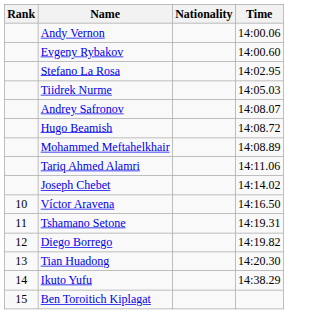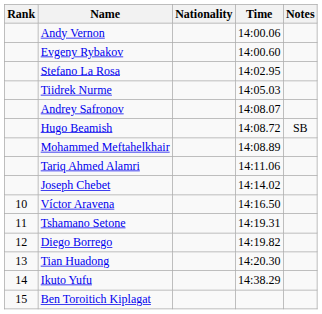+ column: (300, 14)
